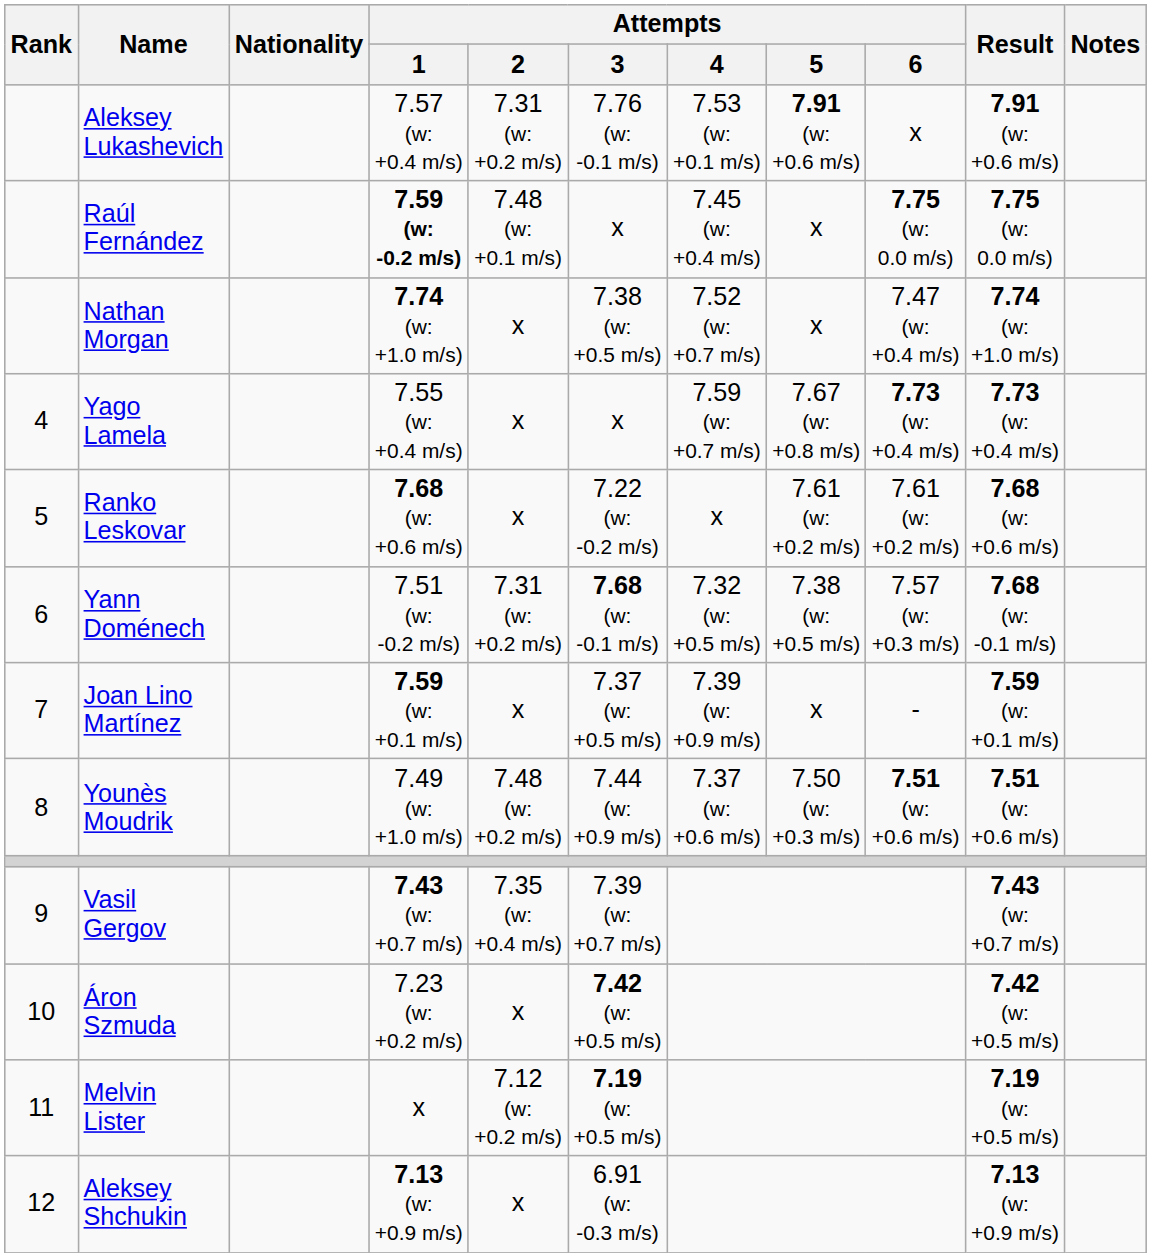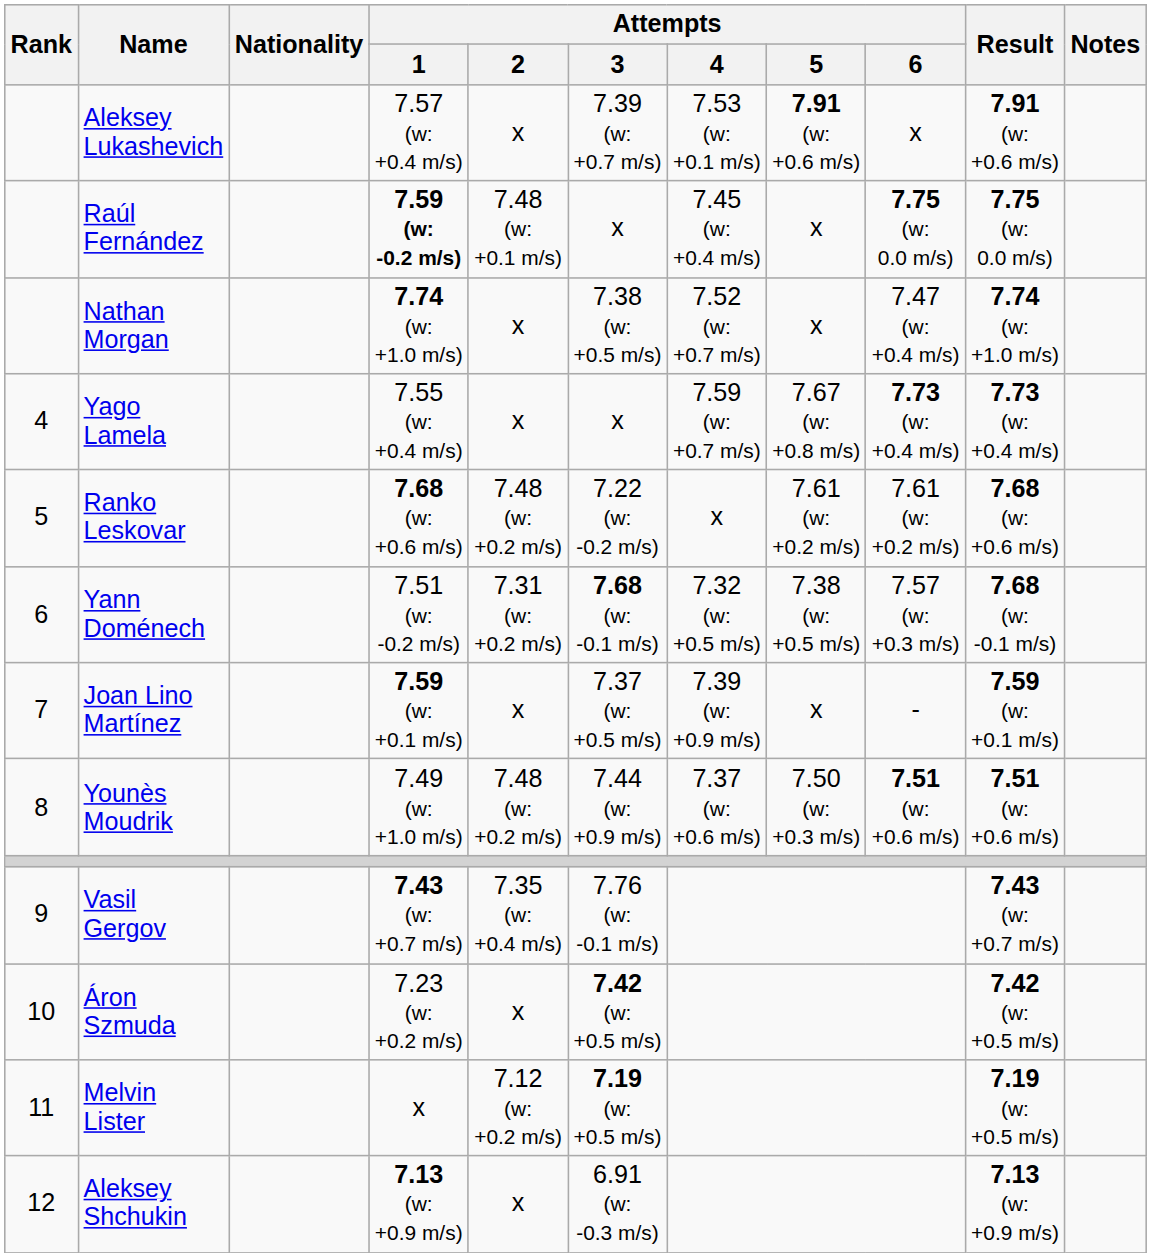(518, 132) 7.31 (w: +0.2 m/s) -> (518, 132) x
(617, 132) 7.76 (w: -0.1 m/s) -> (617, 132) 7.39 (w: +0.7 m/s)
(518, 517) x -> (518, 517) 7.48 (w: +0.2 m/s)
(617, 914) 7.39 (w: +0.7 m/s) -> (617, 914) 7.76 (w: -0.1 m/s)
